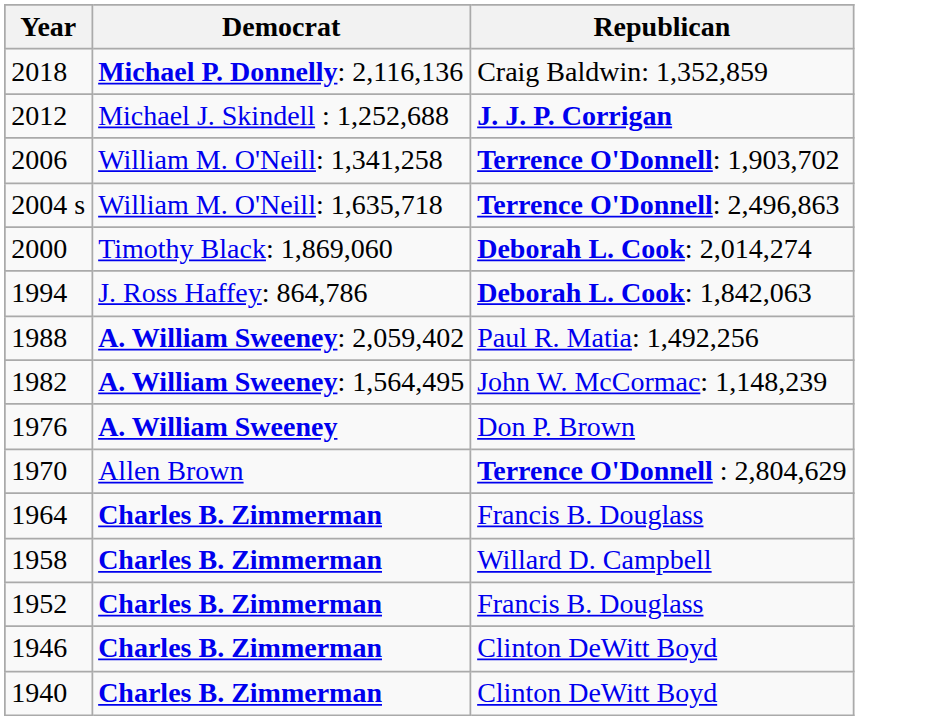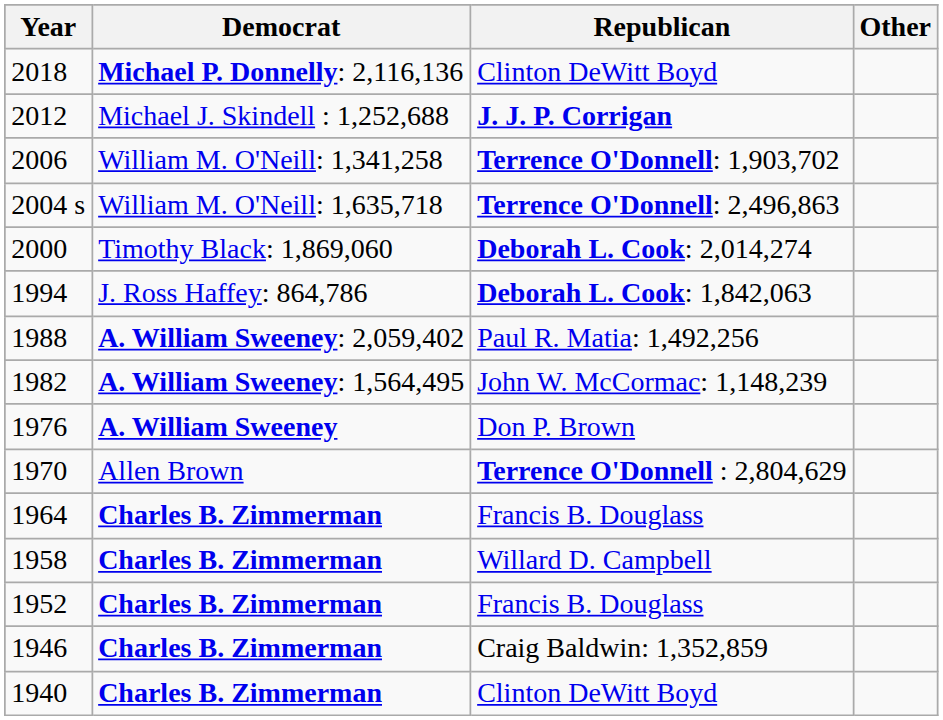+ column: (895, 26)
(623, 71) Craig Baldwin: 1,352,859 -> (597, 71) Clinton DeWitt Boyd
(597, 648) Clinton DeWitt Boyd -> (623, 648) Craig Baldwin: 1,352,859
